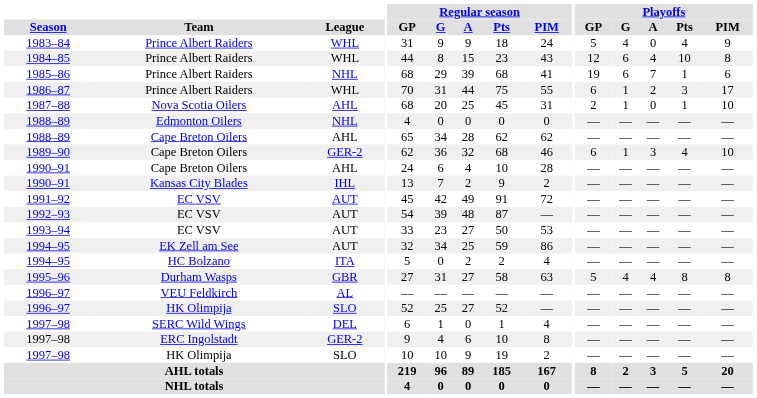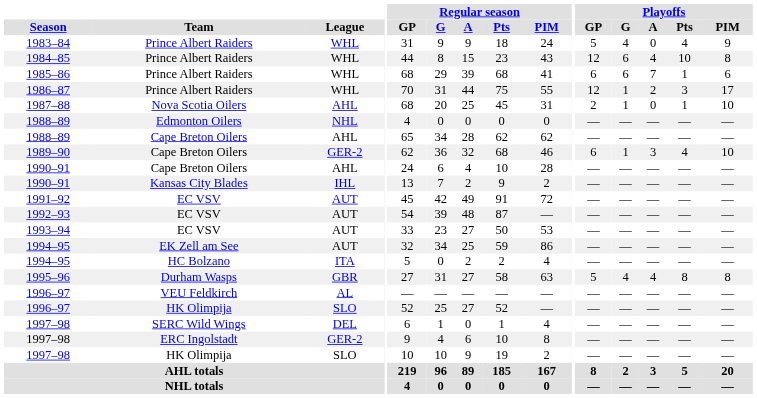(345, 74) NHL -> (345, 74) WHL
(593, 74) 19 -> (593, 74) 6
(593, 89) 6 -> (593, 89) 12
